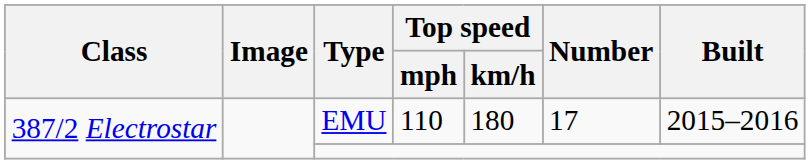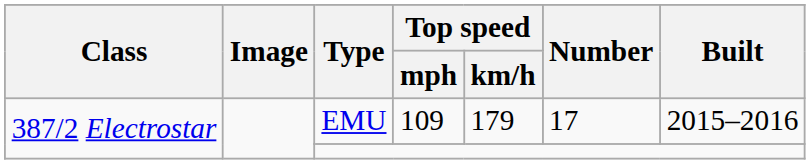(421, 120) 110 -> (422, 120) 109
(492, 120) 180 -> (492, 120) 179
